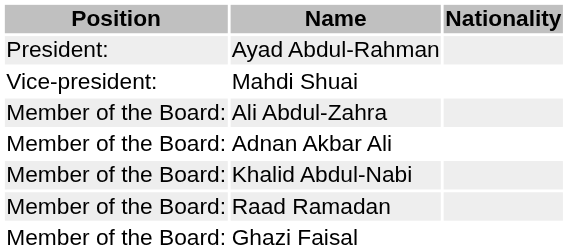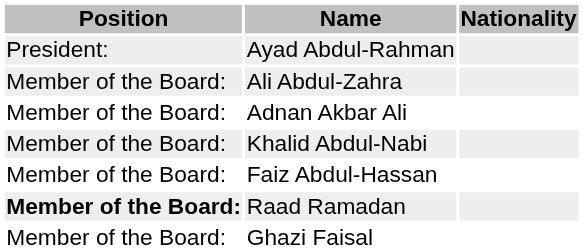- row: (295, 81)
+ row: (342, 175)
(116, 206) normal -> (124, 206) bold
